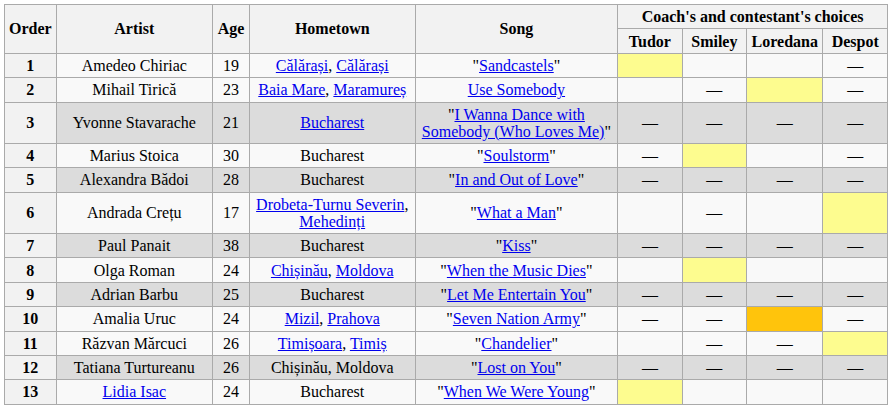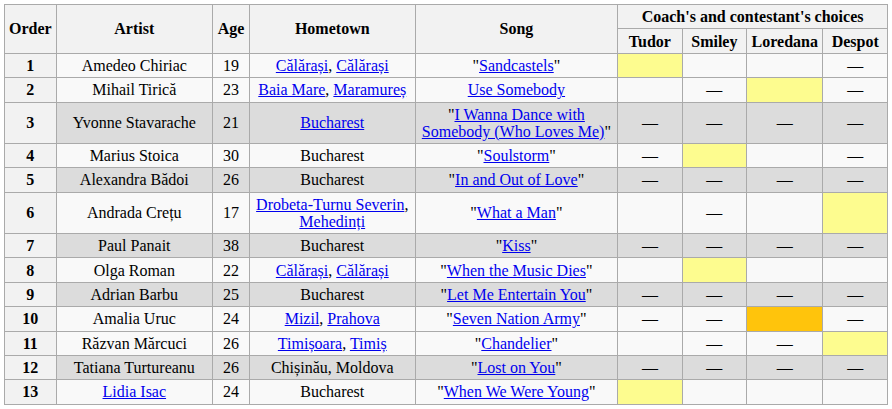(231, 180) 28 -> (231, 180) 26
(231, 270) 24 -> (231, 270) 22
(332, 270) Chișinău, Moldova -> (332, 270) Călărași, Călărași
